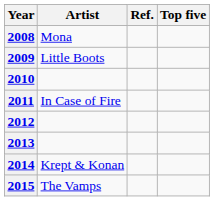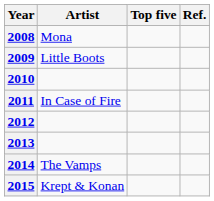columns swapped: (183, 15) <-> (142, 15)
(82, 164) Krept & Konan -> (71, 164) The Vamps
(71, 185) The Vamps -> (82, 185) Krept & Konan
